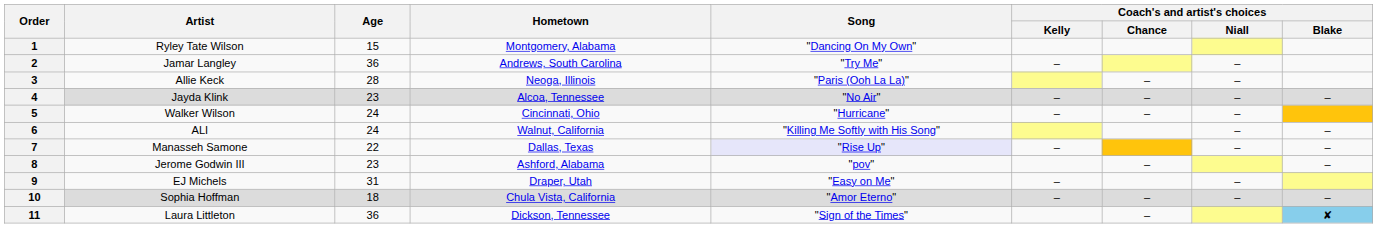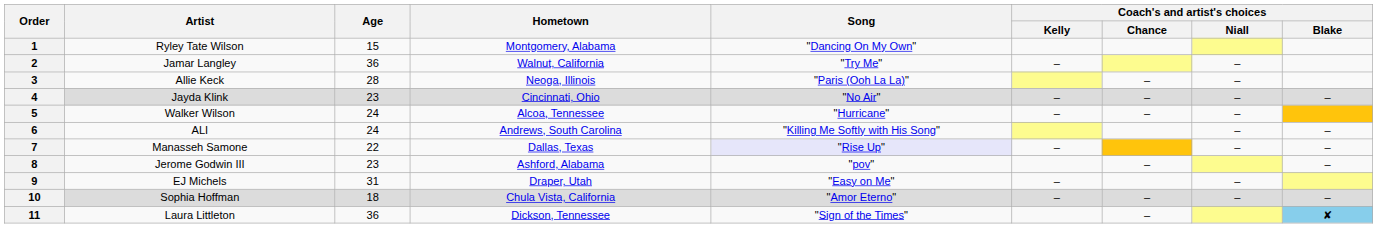(561, 63) Andrews, South Carolina -> (561, 63) Walnut, California
(561, 97) Alcoa, Tennessee -> (561, 97) Cincinnati, Ohio
(561, 114) Cincinnati, Ohio -> (561, 114) Alcoa, Tennessee
(561, 130) Walnut, California -> (561, 130) Andrews, South Carolina
